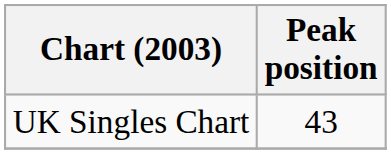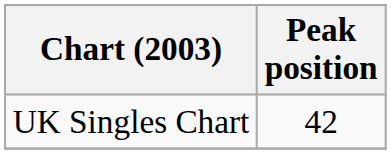(321, 121) 43 -> (321, 121) 42
